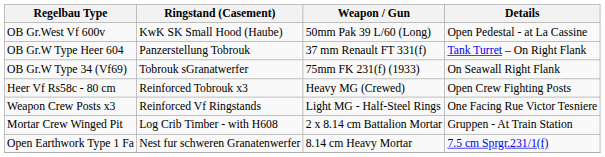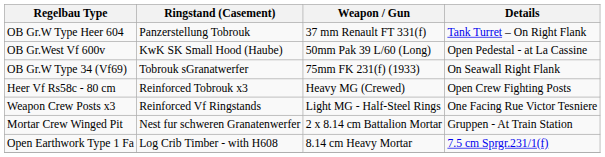rows swapped: (56, 32) <-> (65, 50)
(208, 124) Log Crib Timber - with H608 -> (220, 124) Nest fur schweren Granatenwerfer
(220, 143) Nest fur schweren Granatenwerfer -> (208, 143) Log Crib Timber - with H608
